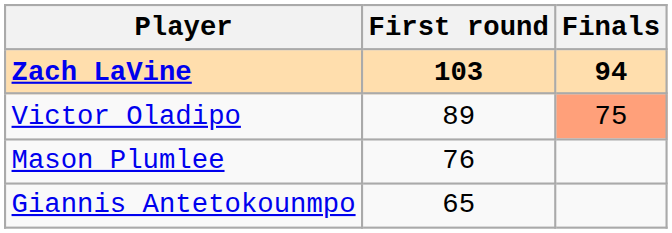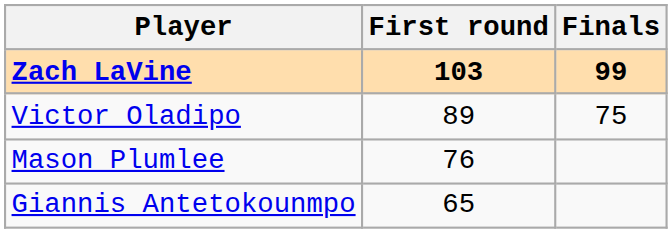(611, 72) 94 -> (611, 72) 99
(611, 116) lightsalmon background -> (611, 116) no background
